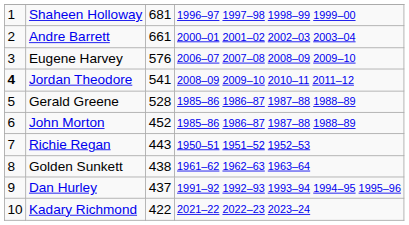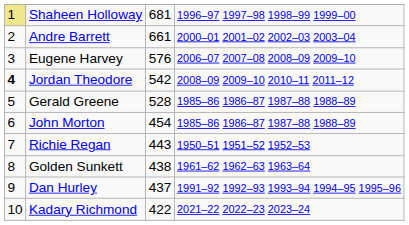(11, 15) no background -> (11, 15) khaki background
(160, 79) 541 -> (160, 79) 542
(160, 123) 452 -> (160, 123) 454
